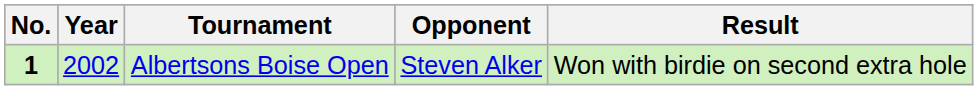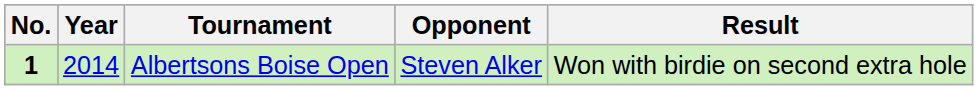(91, 65) 2002 -> (91, 65) 2014
